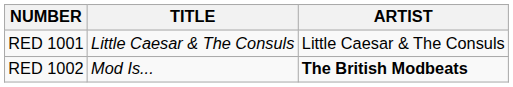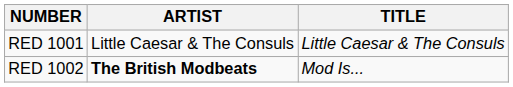columns swapped: (403, 17) <-> (193, 17)
